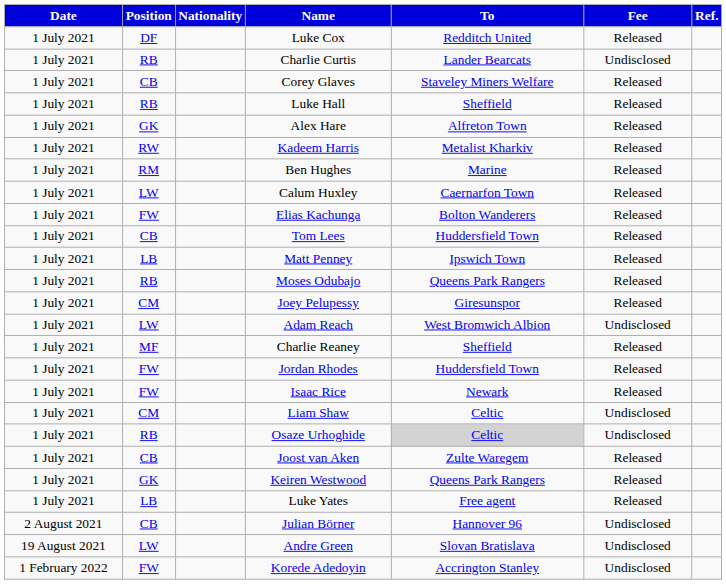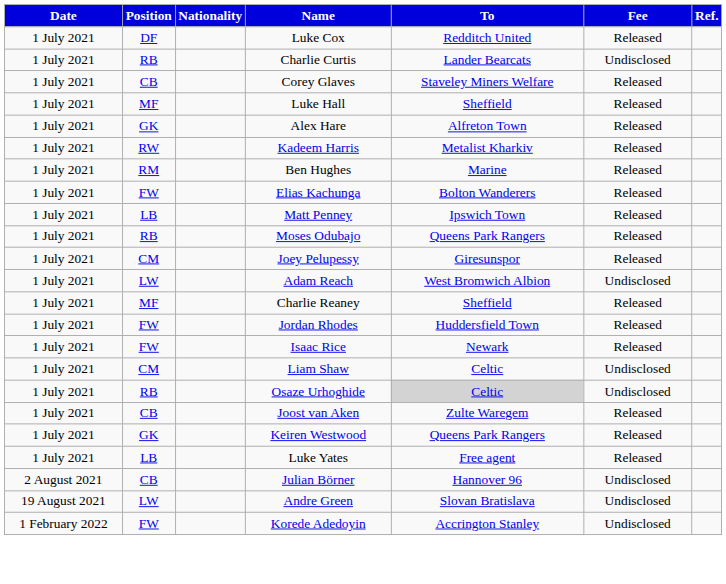(149, 104) RB -> (149, 104) MF
- row: (318, 192)
- row: (318, 236)
